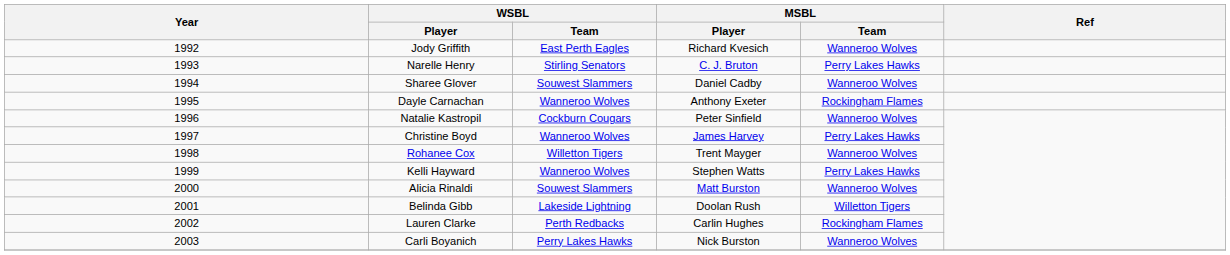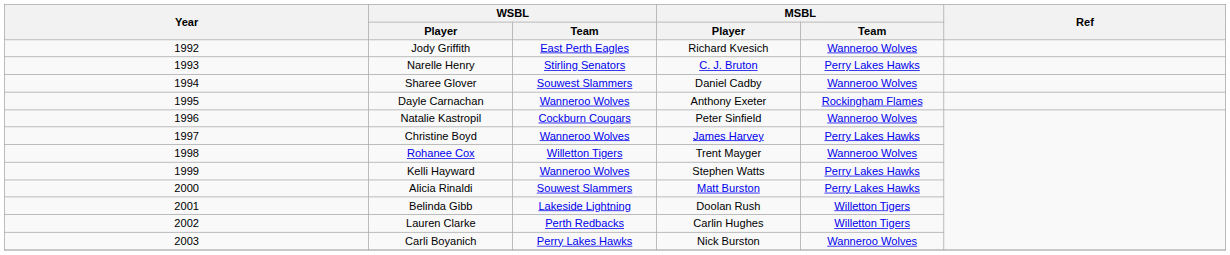(872, 189) Wanneroo Wolves -> (872, 189) Perry Lakes Hawks
(872, 224) Rockingham Flames -> (872, 224) Willetton Tigers
